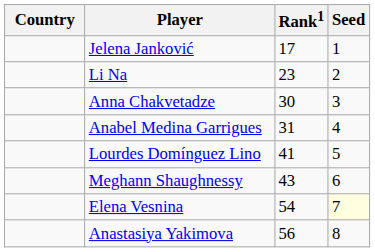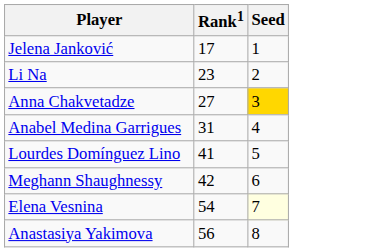- column: (45, 19)
(287, 101) 30 -> (206, 101) 27
(336, 101) no background -> (256, 101) gold background
(287, 180) 43 -> (206, 180) 42
